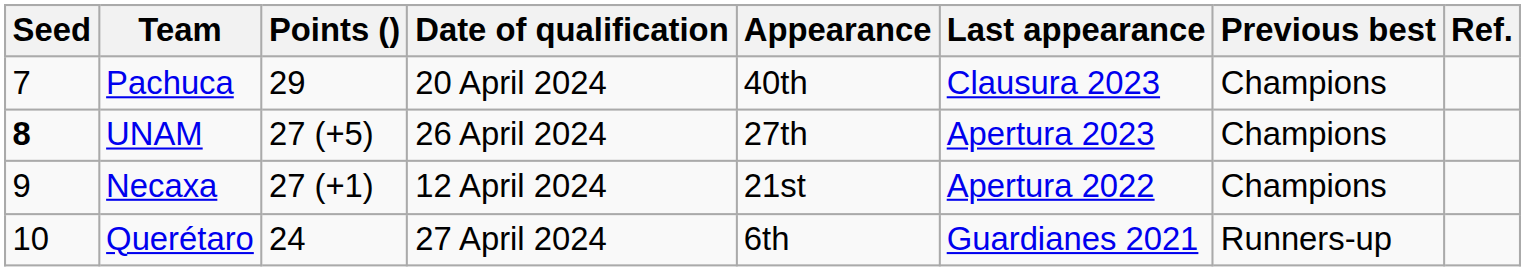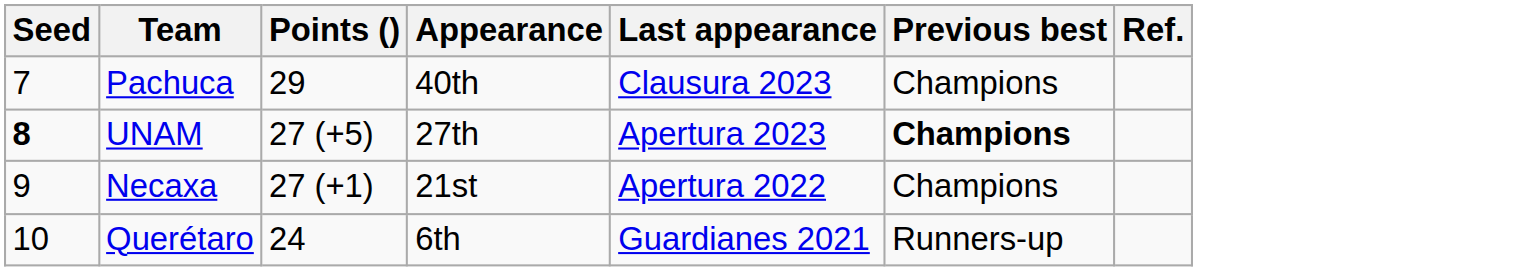- column: (572, 30)
(1304, 134) normal -> (981, 134) bold
